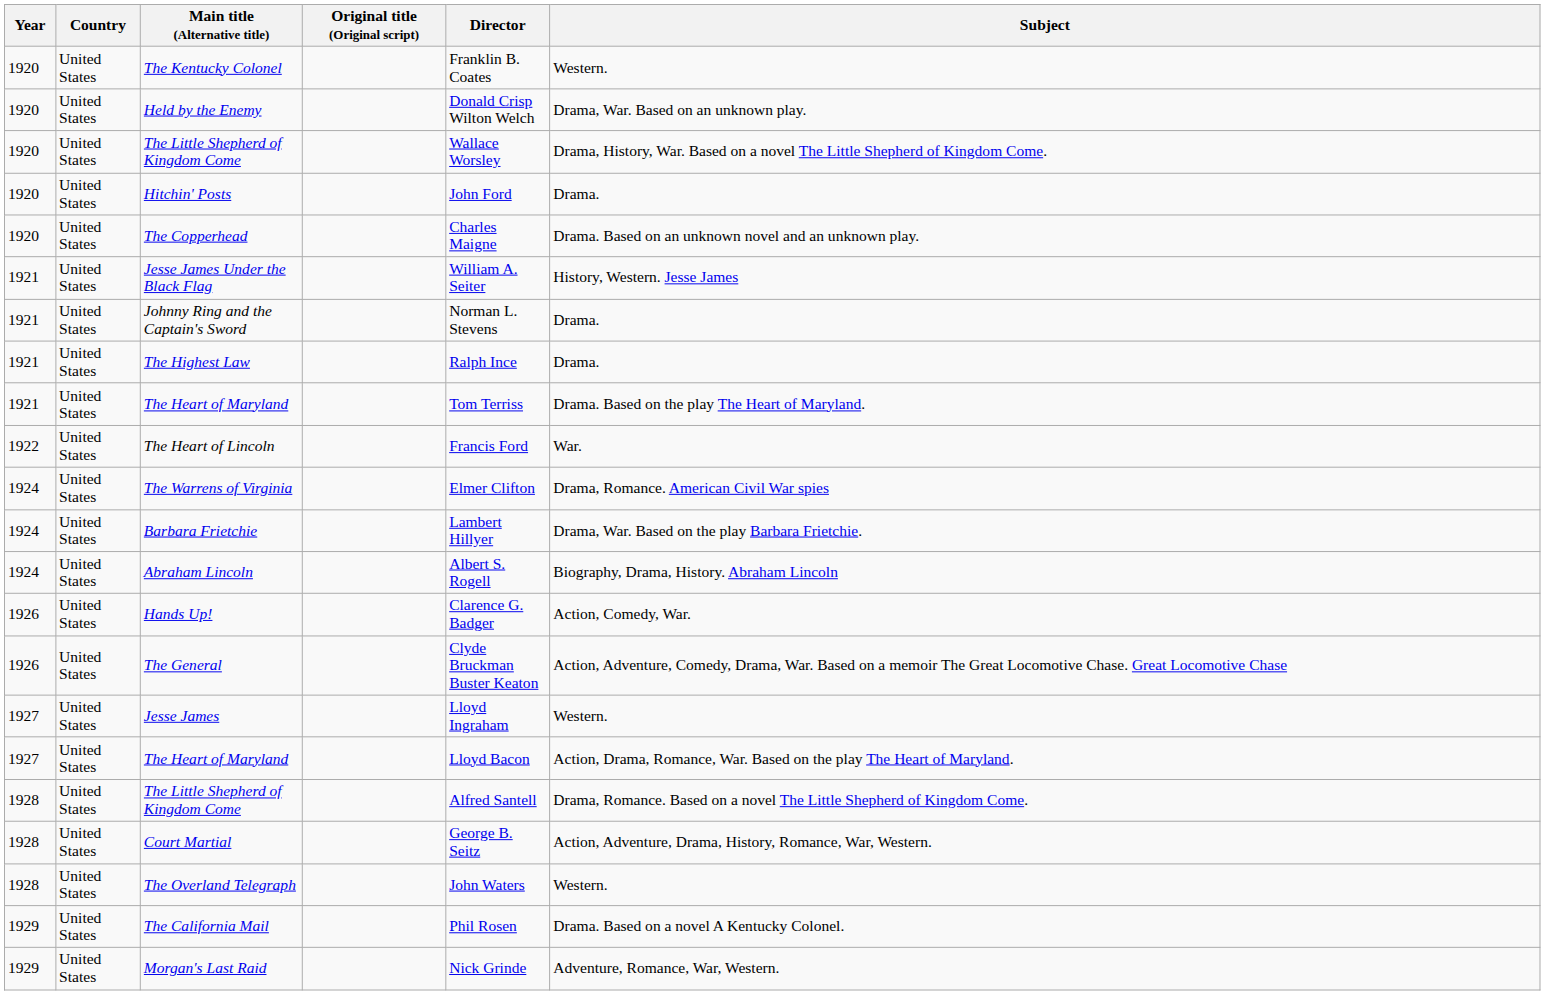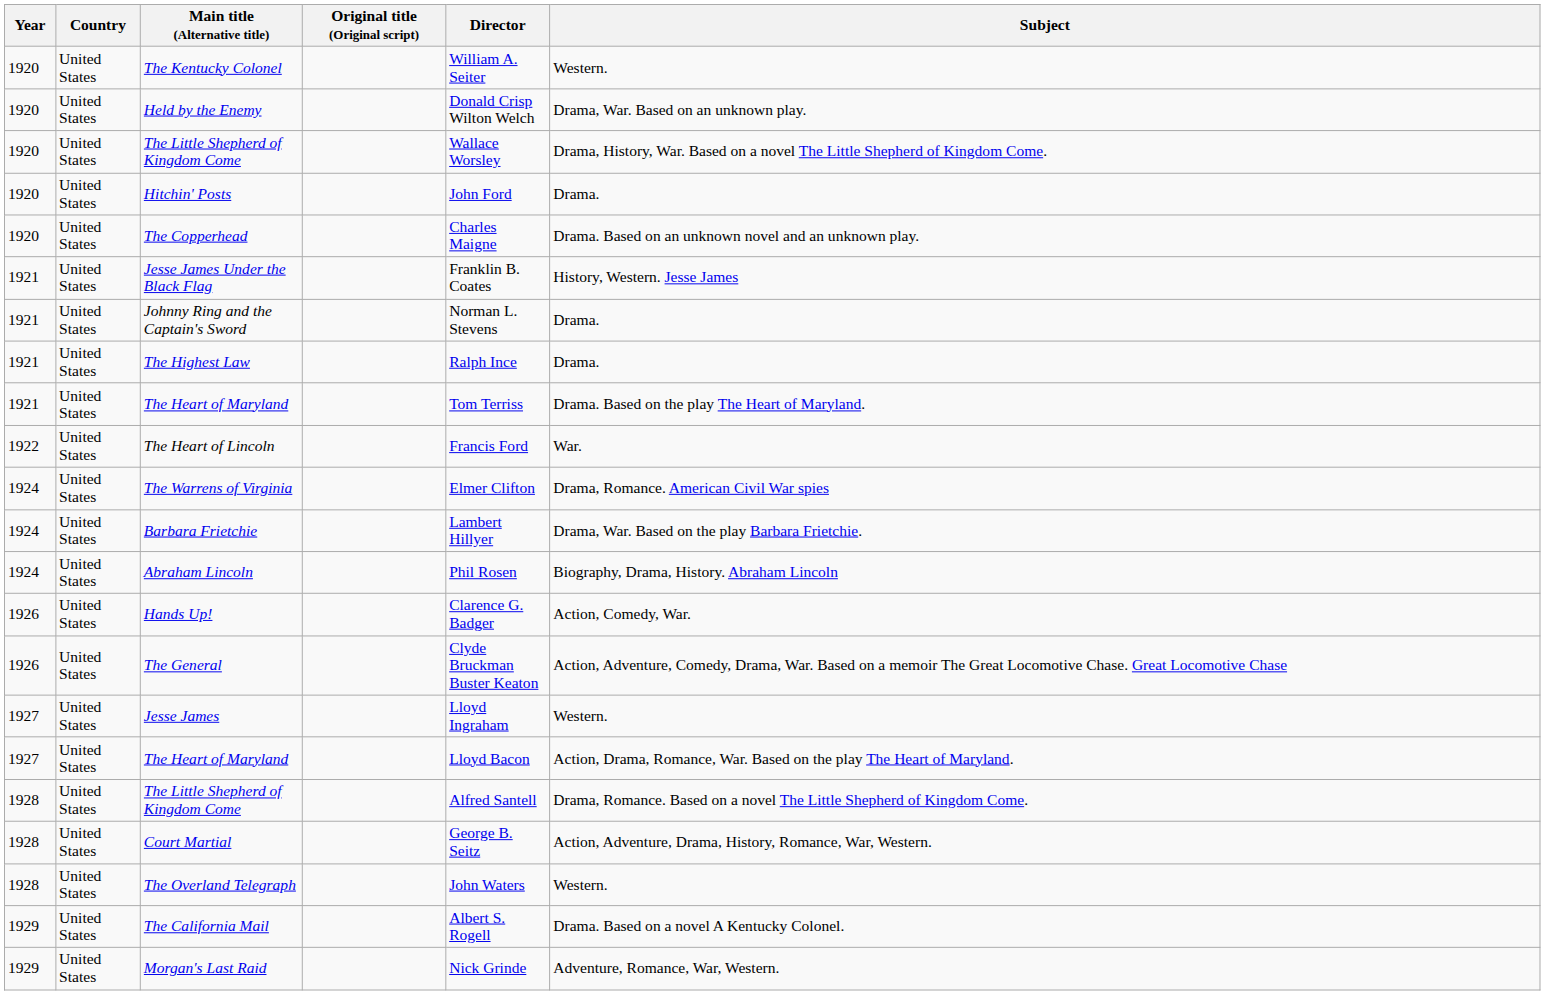(485, 67) Franklin B. Coates -> (483, 67) William A. Seiter
(483, 277) William A. Seiter -> (485, 277) Franklin B. Coates
(477, 572) Albert S. Rogell -> (483, 572) Phil Rosen
(483, 926) Phil Rosen -> (477, 926) Albert S. Rogell
